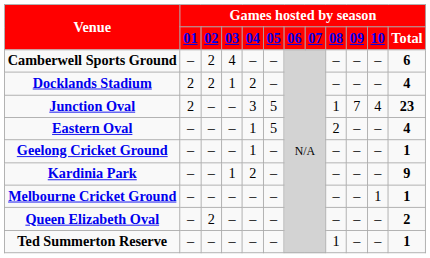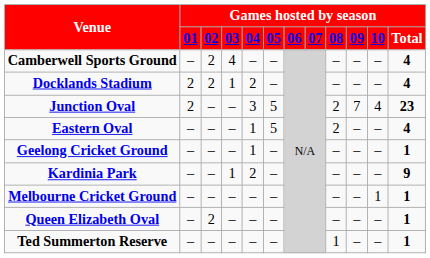(407, 60) 6 -> (407, 60) 4
(336, 106) 1 -> (336, 106) 2
(407, 219) 2 -> (407, 219) 1
